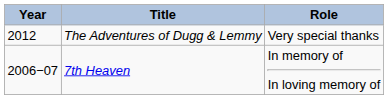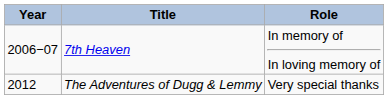rows swapped: (97, 70) <-> (163, 35)
